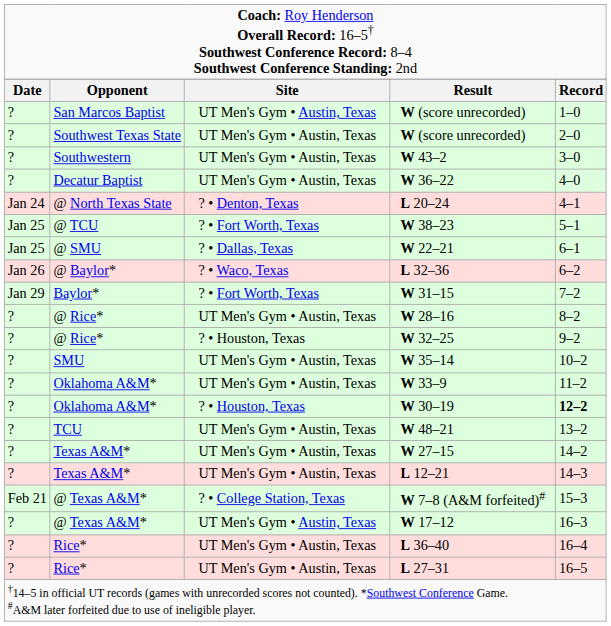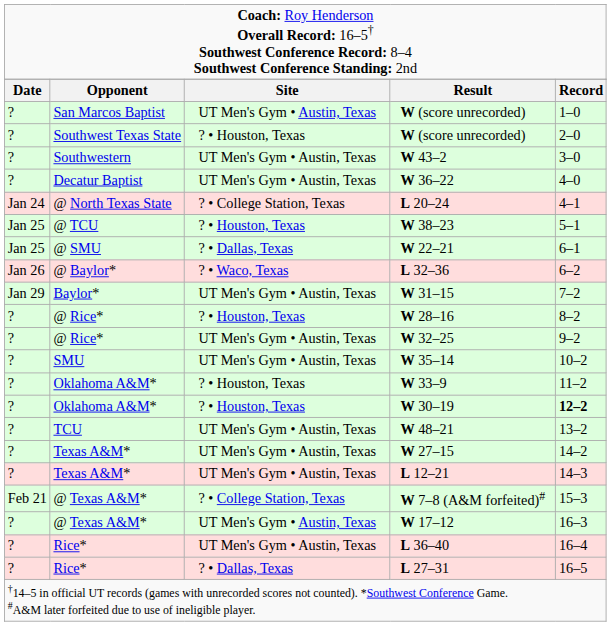(287, 135) UT Men's Gym • Austin, Texas -> (252, 135) ? • Houston, Texas
(248, 203) ? • Denton, Texas -> (272, 203) ? • College Station, Texas
(259, 225) ? • Fort Worth, Texas -> (252, 225) ? • Houston, Texas
(259, 293) ? • Fort Worth, Texas -> (287, 293) UT Men's Gym • Austin, Texas
(287, 316) UT Men's Gym • Austin, Texas -> (252, 316) ? • Houston, Texas
(252, 338) ? • Houston, Texas -> (287, 338) UT Men's Gym • Austin, Texas
(287, 383) UT Men's Gym • Austin, Texas -> (252, 383) ? • Houston, Texas
(287, 568) UT Men's Gym • Austin, Texas -> (246, 568) ? • Dallas, Texas
